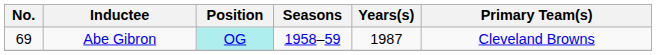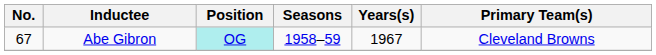(24, 38) 69 -> (24, 38) 67
(386, 38) 1987 -> (386, 38) 1967
